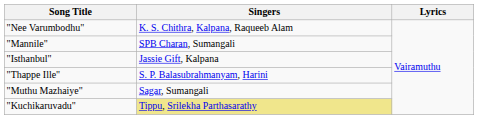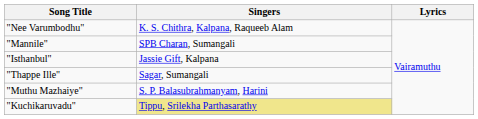(203, 75) S. P. Balasubrahmanyam, Harini -> (174, 75) Sagar, Sumangali
(174, 91) Sagar, Sumangali -> (203, 91) S. P. Balasubrahmanyam, Harini
